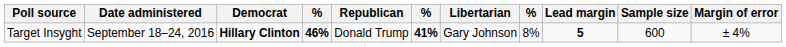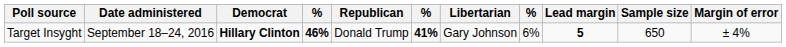(531, 32) 8% -> (531, 32) 6%
(655, 32) 600 -> (655, 32) 650
